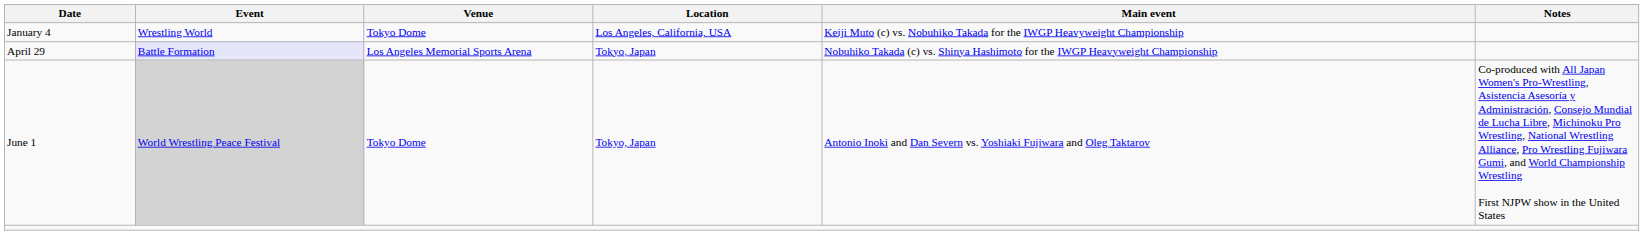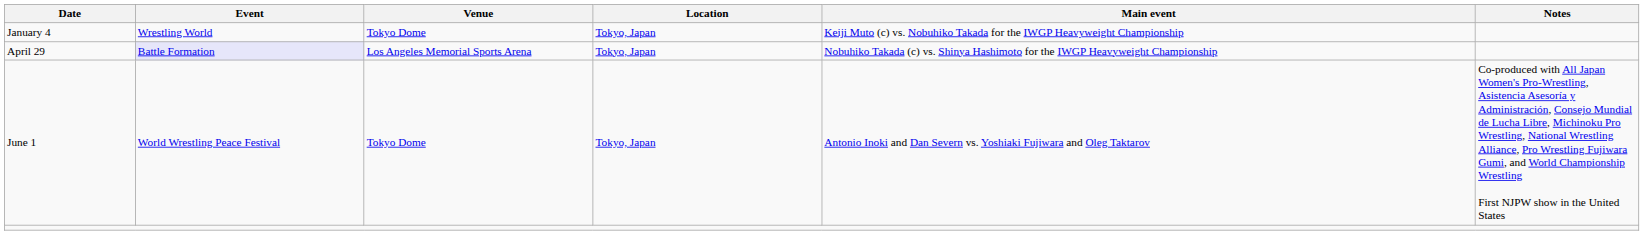(663, 32) Los Angeles, California, USA -> (626, 32) Tokyo, Japan
(209, 142) lightgrey background -> (209, 142) no background
